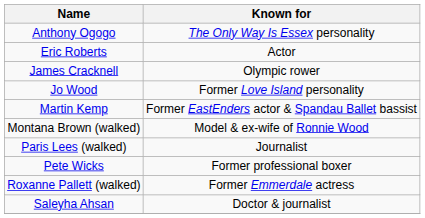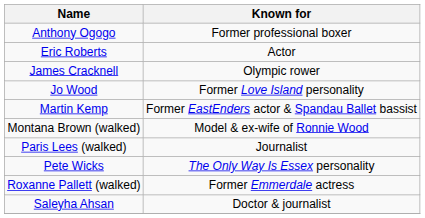(281, 33) The Only Way Is Essex personality -> (281, 33) Former professional boxer
(281, 166) Former professional boxer -> (281, 166) The Only Way Is Essex personality
